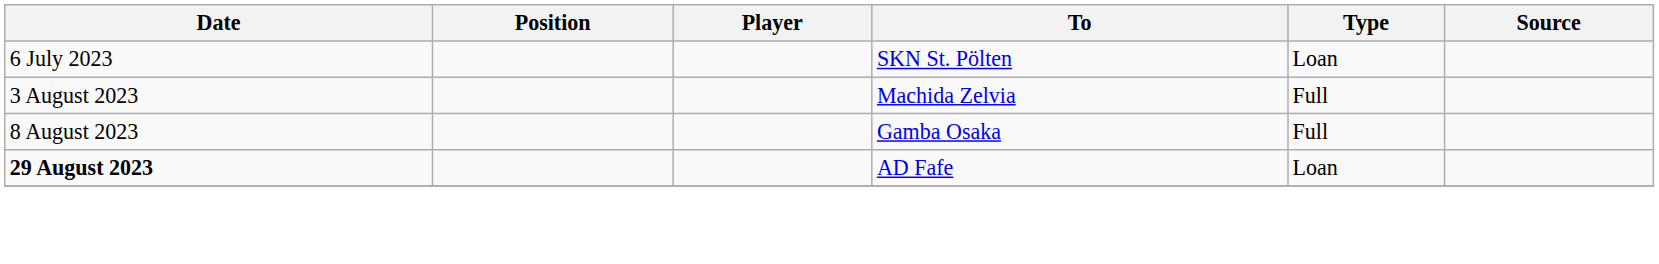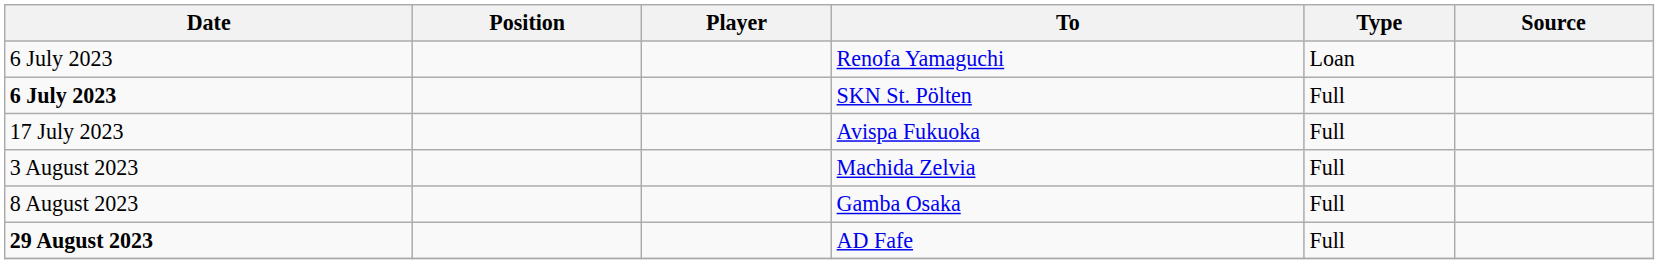+ row: (920, 59)
(61, 59) normal -> (63, 95) bold
(1315, 59) Loan -> (1327, 95) Full
+ row: (908, 131)
(1315, 168) Loan -> (1327, 240) Full
